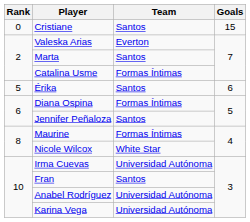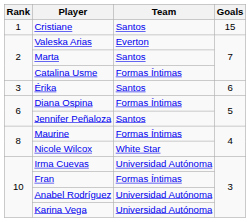(18, 27) 0 -> (18, 27) 1
(18, 88) 5 -> (18, 88) 3
(131, 179) Santos -> (149, 179) Formas Íntimas
